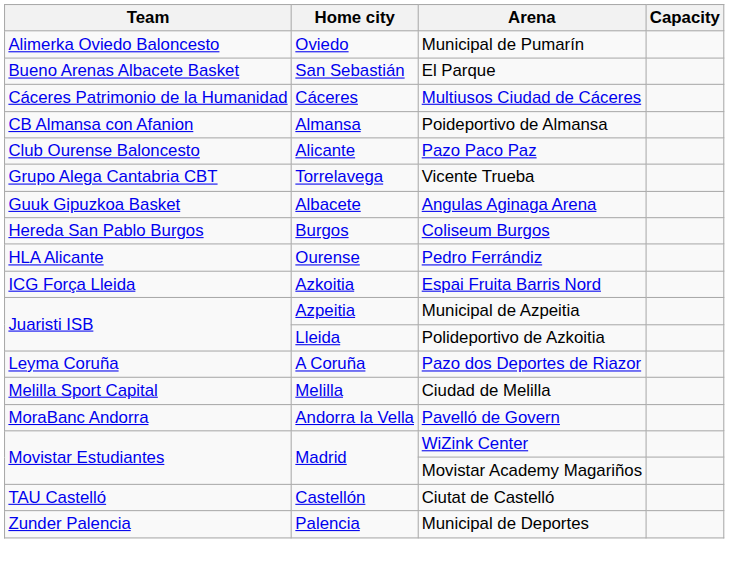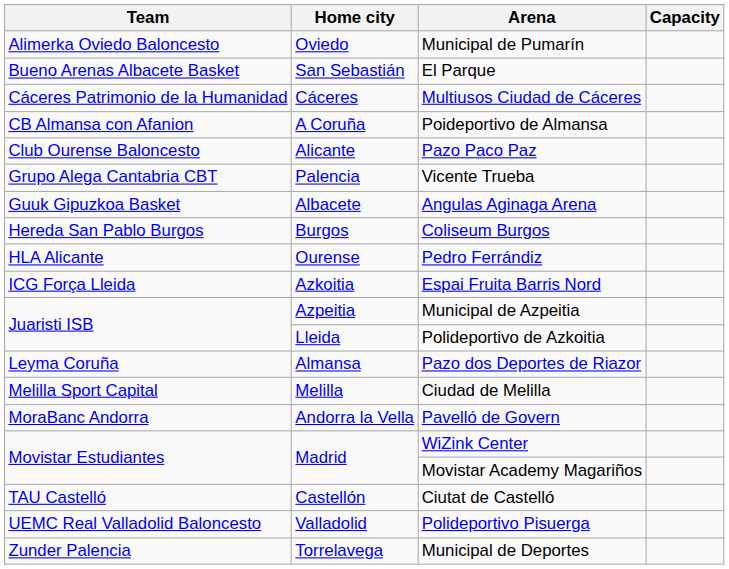(328, 124) Almansa -> (330, 124) A Coruña
(339, 177) Torrelavega -> (328, 177) Palencia
(330, 364) A Coruña -> (328, 364) Almansa
+ row: (506, 524)
(328, 524) Palencia -> (339, 550) Torrelavega
